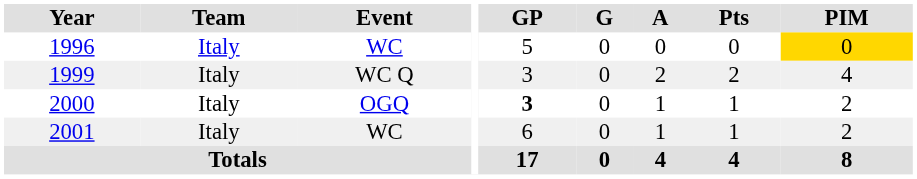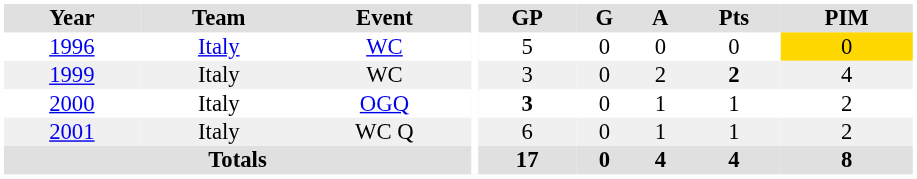(384, 74) WC Q -> (384, 74) WC
(734, 74) normal -> (734, 74) bold
(384, 131) WC -> (384, 131) WC Q
